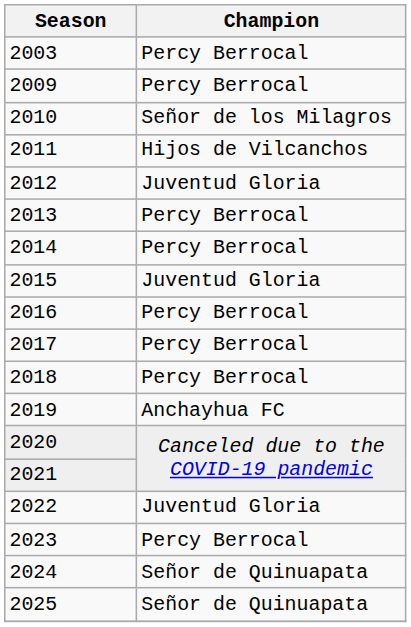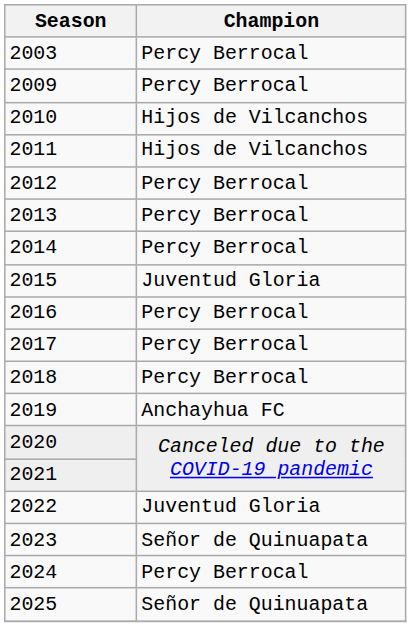(267, 118) Señor de los Milagros -> (255, 118) Hijos de Vilcanchos
(231, 183) Juventud Gloria -> (225, 183) Percy Berrocal
(225, 540) Percy Berrocal -> (255, 540) Señor de Quinuapata
(255, 572) Señor de Quinuapata -> (225, 572) Percy Berrocal
